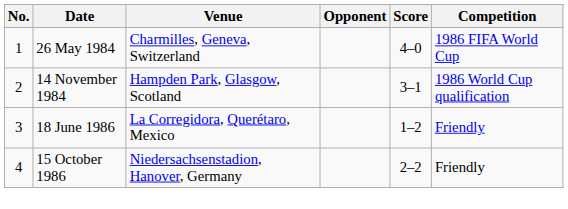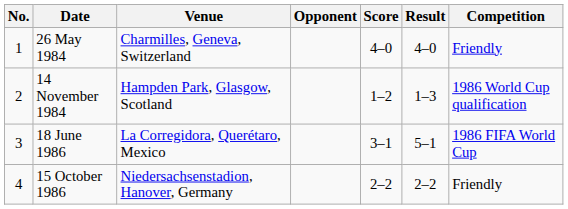+ column: (425, 16)
(486, 47) 1986 FIFA World Cup -> (477, 47) Friendly
(411, 87) 3–1 -> (381, 95) 1–2
(411, 127) 1–2 -> (381, 144) 3–1
(460, 127) Friendly -> (504, 144) 1986 FIFA World Cup
